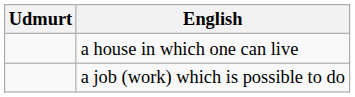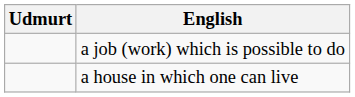rows swapped: (213, 77) <-> (190, 48)
